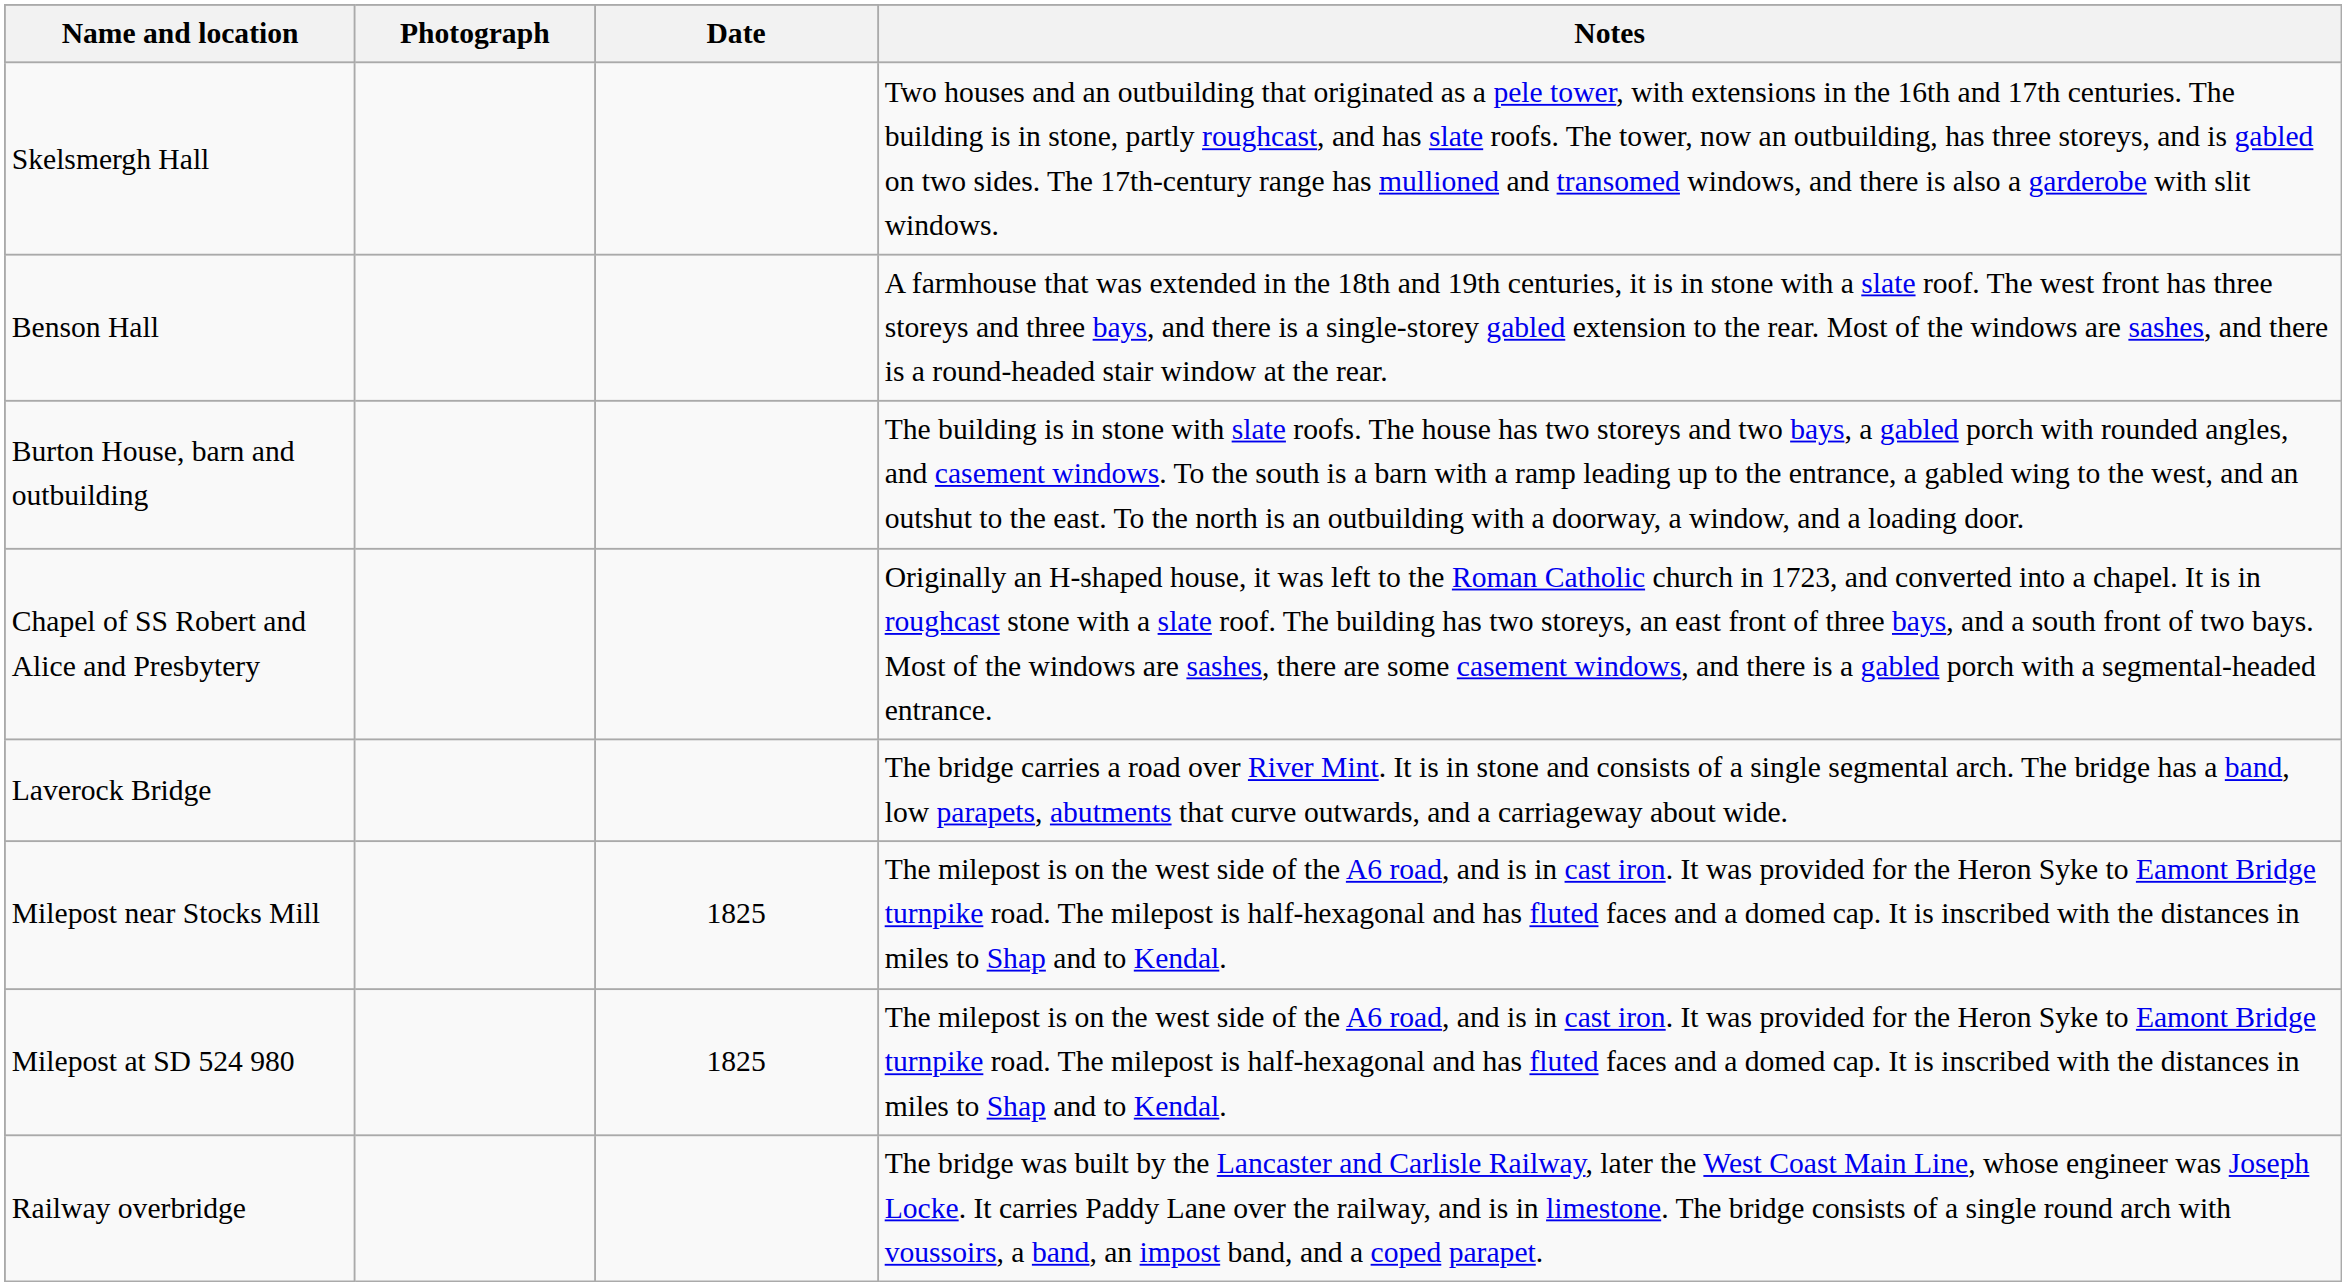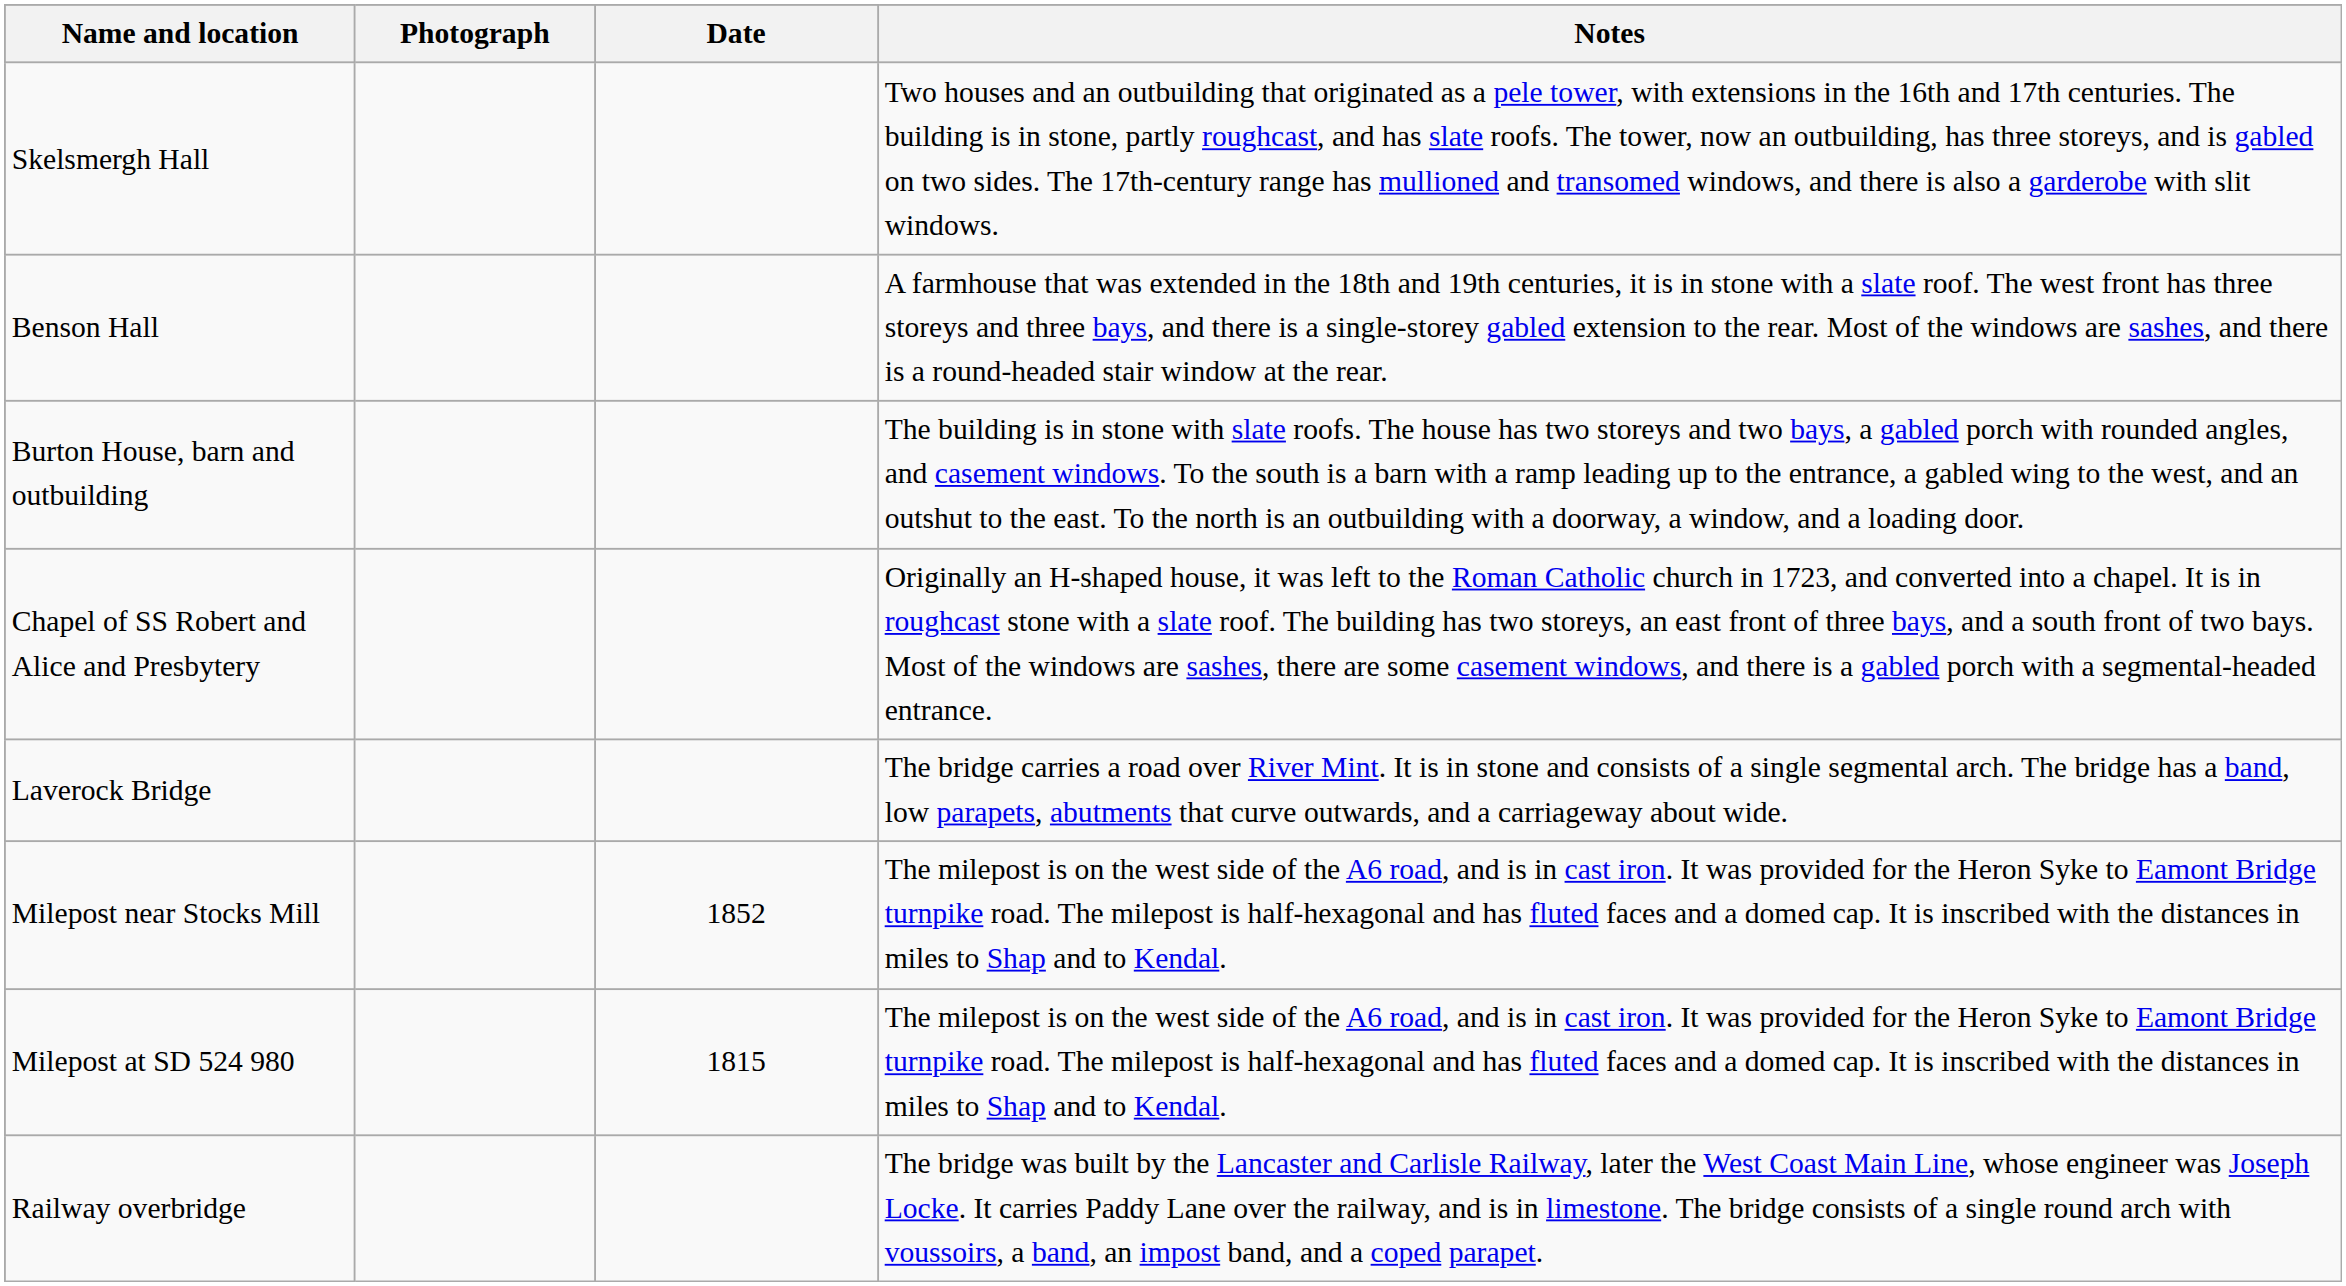(736, 914) 1825 -> (736, 914) 1852
(736, 1061) 1825 -> (736, 1061) 1815
